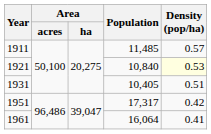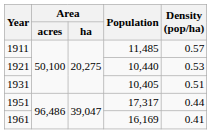(143, 66) 10,840 -> (143, 66) 10,440
(195, 66) lightyellow background -> (195, 66) no background
(195, 102) 0.42 -> (195, 102) 0.44
(143, 119) 16,064 -> (143, 119) 16,169
